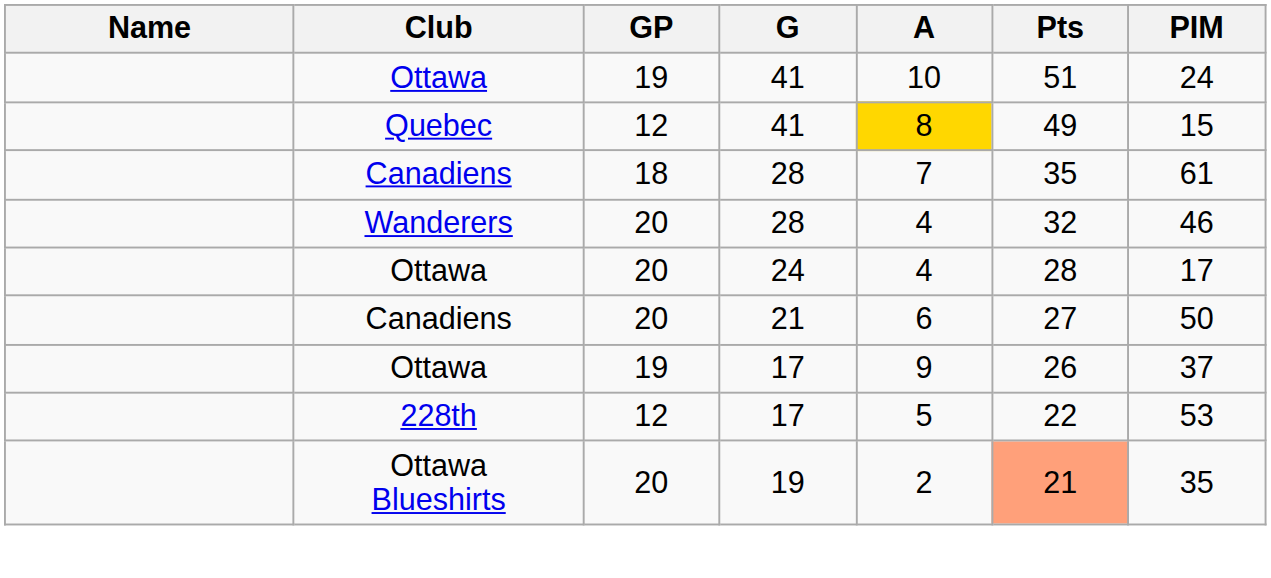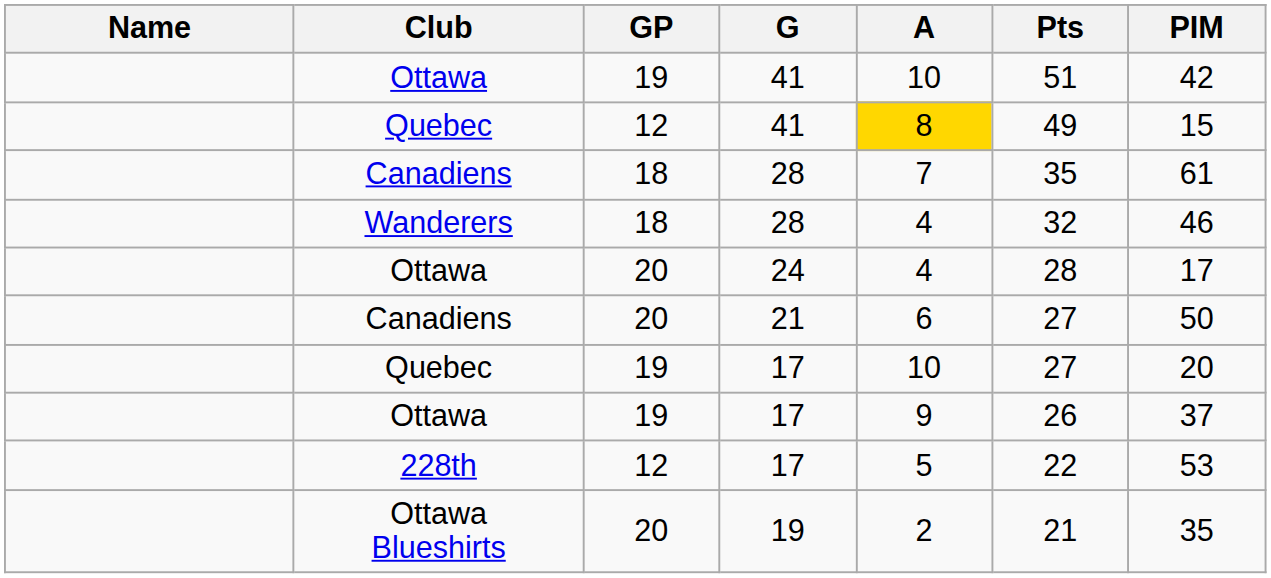(1197, 77) 24 -> (1197, 77) 42
(651, 222) 20 -> (651, 222) 18
+ row: (439, 367)
(1060, 482) lightsalmon background -> (1060, 530) no background
